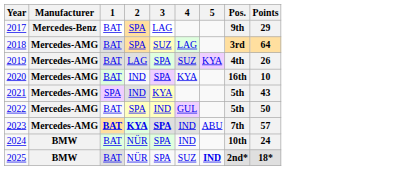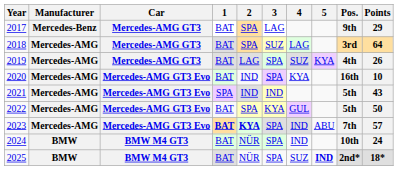+ column: (156, 12)
(162, 92) KYA -> (274, 92) IND
(162, 109) IND -> (274, 109) KYA
(162, 125) bold -> (274, 125) normal
